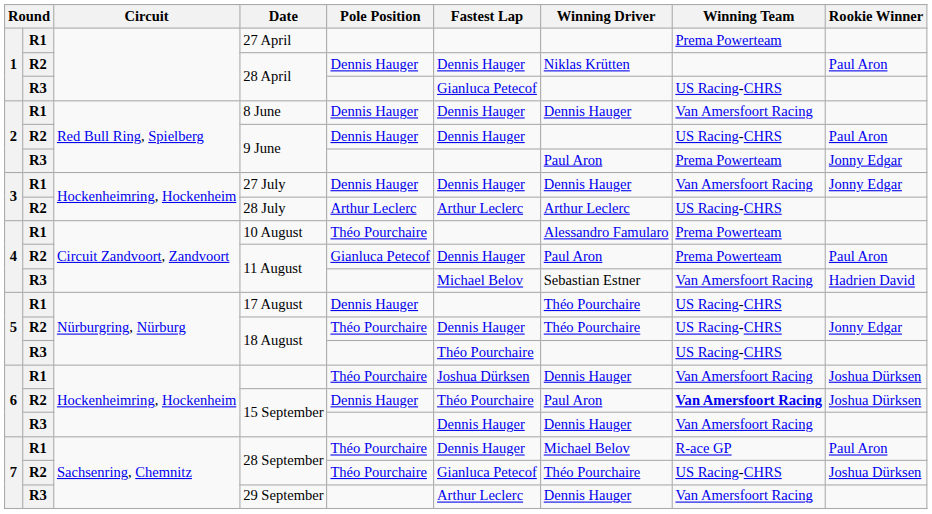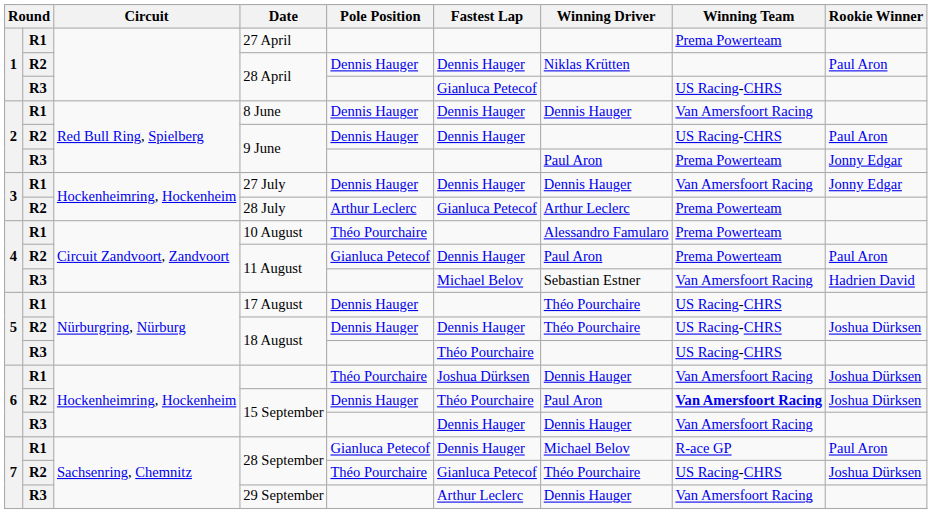(480, 208) Arthur Leclerc -> (487, 208) Gianluca Petecof
(729, 208) US Racing-CHRS -> (729, 208) Prema Powerteam
(379, 328) Théo Pourchaire -> (374, 328) Dennis Hauger
(865, 328) Jonny Edgar -> (875, 328) Joshua Dürksen
(379, 448) Théo Pourchaire -> (380, 448) Gianluca Petecof
